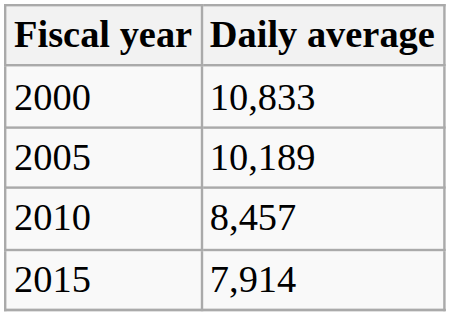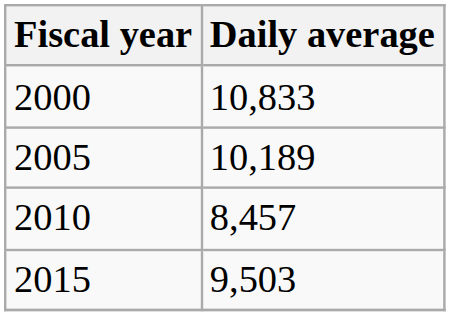(253, 278) 7,914 -> (253, 278) 9,503
